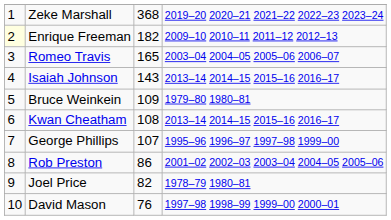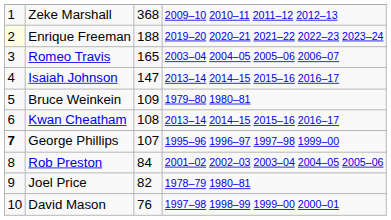(274, 15) 2019–20 2020–21 2021–22 2022–23 2023–24 -> (251, 15) 2009–10 2010–11 2011–12 2012–13
(148, 36) 182 -> (148, 36) 188
(251, 36) 2009–10 2010–11 2011–12 2012–13 -> (274, 36) 2019–20 2020–21 2021–22 2022–23 2023–24
(148, 78) 143 -> (148, 78) 147
(11, 141) normal -> (11, 141) bold
(144, 162) 86 -> (144, 162) 84
